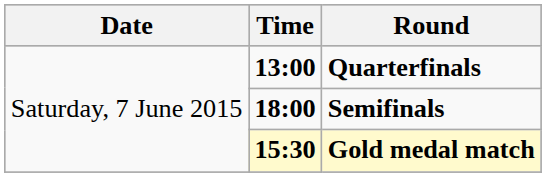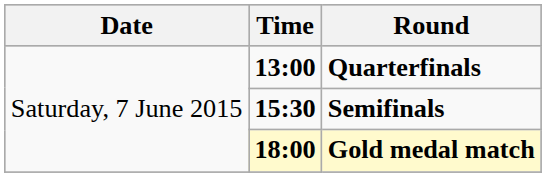(285, 108) 18:00 -> (285, 108) 15:30
(285, 150) 15:30 -> (285, 150) 18:00
